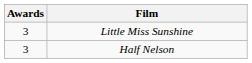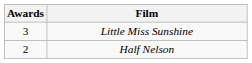(25, 49) 3 -> (25, 49) 2
